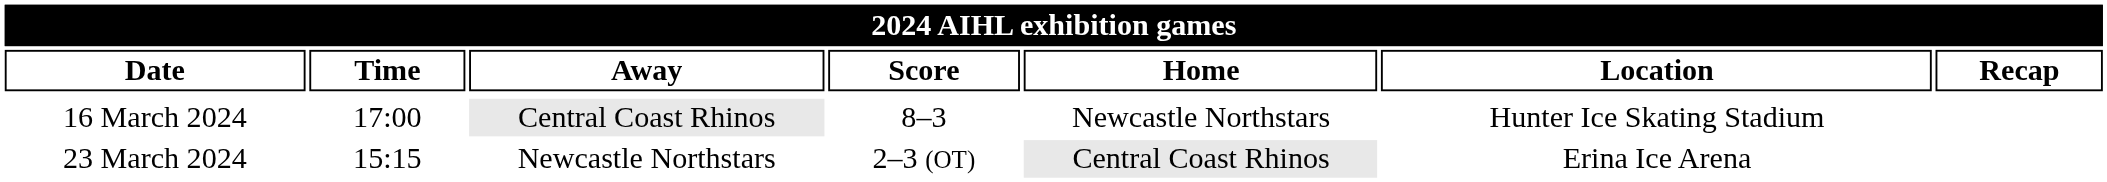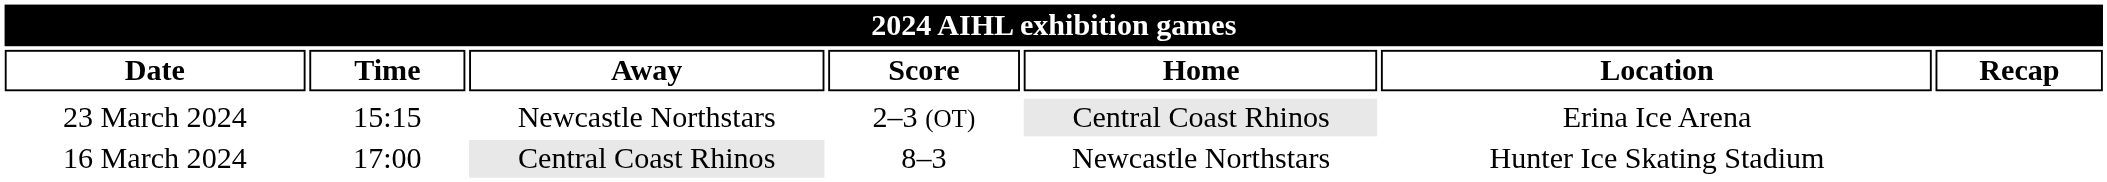rows swapped: (155, 117) <-> (155, 158)
